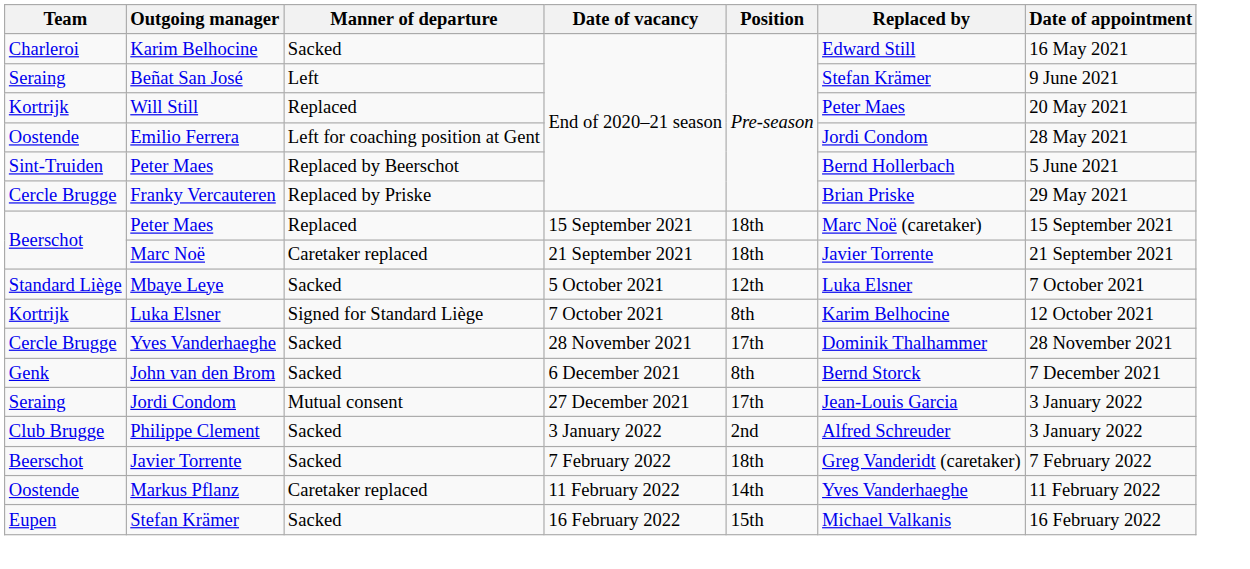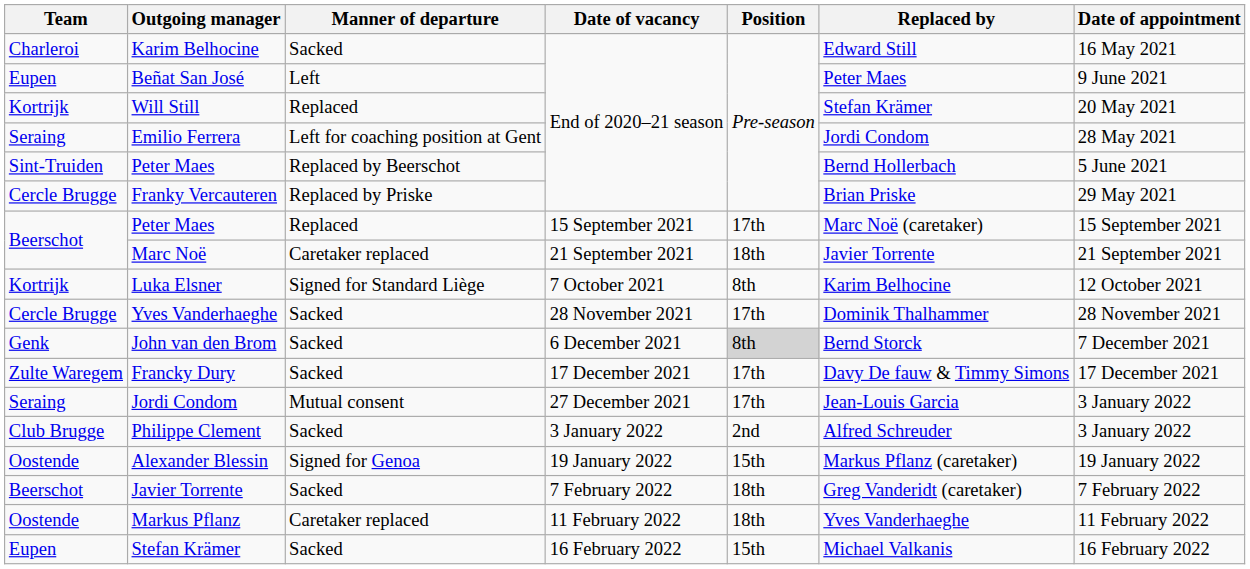(37, 78) Seraing -> (33, 78) Eupen
(876, 78) Stefan Krämer -> (865, 78) Peter Maes
(864, 107) Peter Maes -> (878, 107) Stefan Krämer
(44, 136) Oostende -> (37, 136) Seraing
(747, 225) 18th -> (748, 225) 17th
- row: (177, 284)
(743, 372) no background -> (744, 343) lightgrey background
+ row: (183, 372)
+ row: (200, 460)
(747, 490) 14th -> (748, 519) 18th
